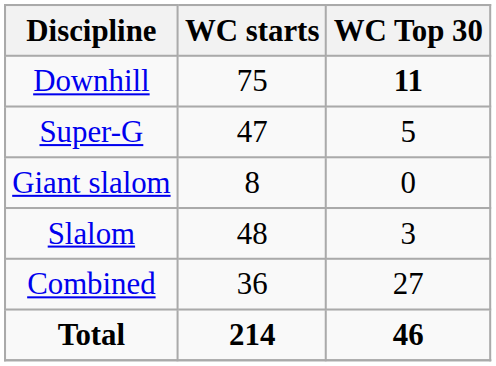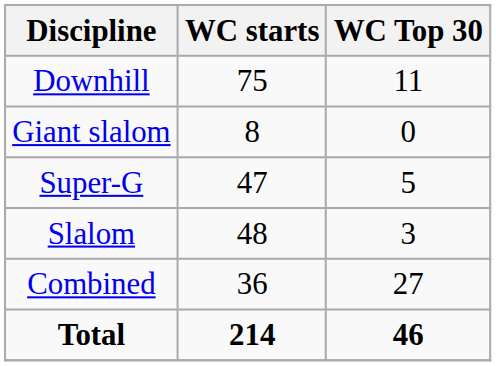(408, 81) bold -> (408, 81) normal
rows swapped: (91, 131) <-> (91, 182)
